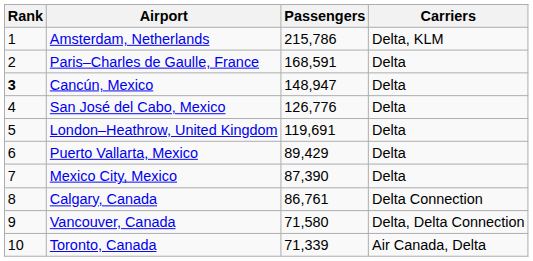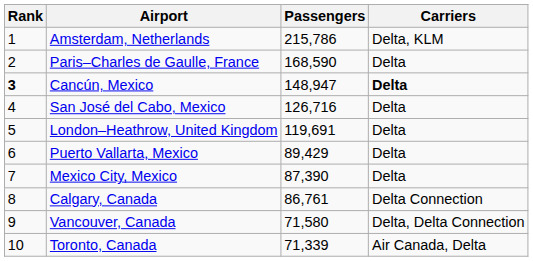(310, 62) 168,591 -> (310, 62) 168,590
(389, 85) normal -> (390, 85) bold
(310, 108) 126,776 -> (310, 108) 126,716
